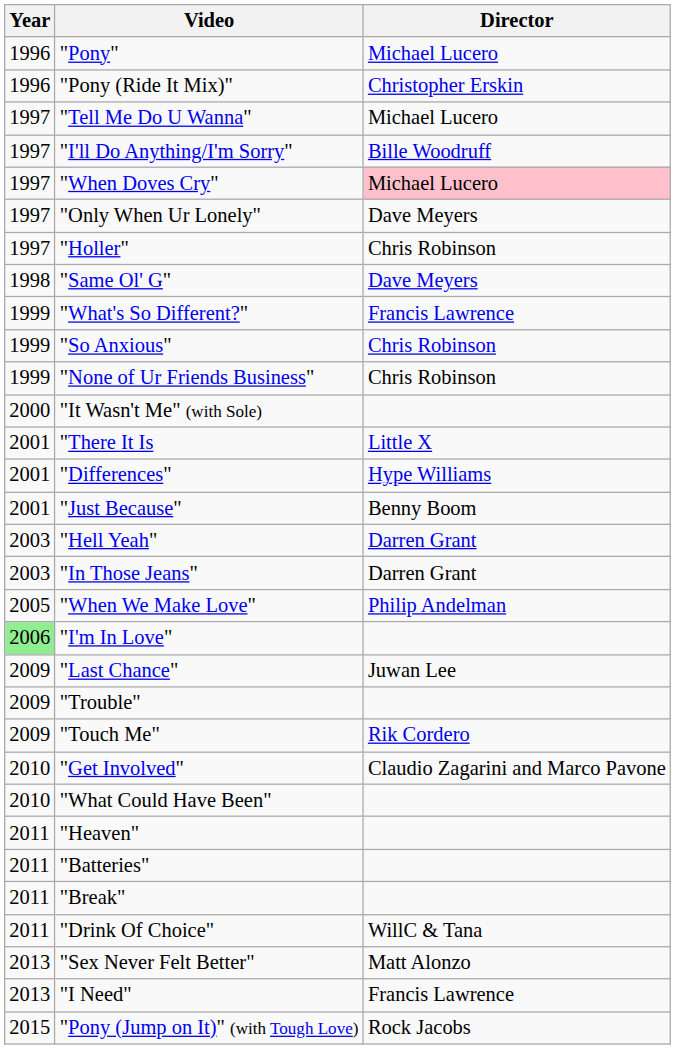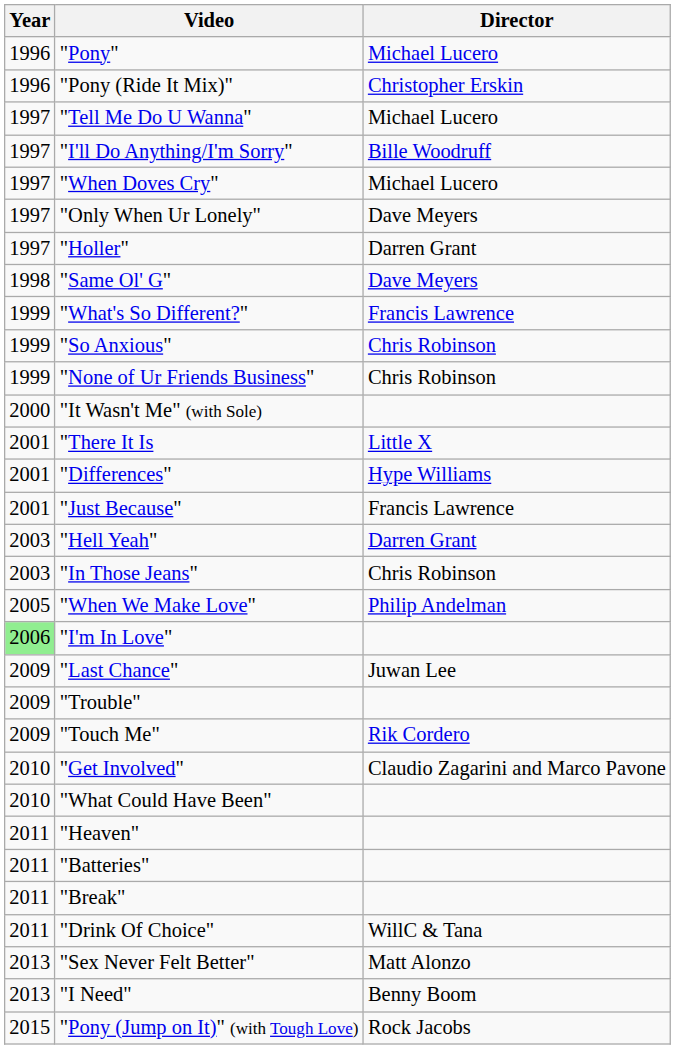(433, 183) pink background -> (433, 183) no background
(432, 248) Chris Robinson -> (422, 248) Darren Grant
(422, 507) Benny Boom -> (441, 507) Francis Lawrence
(422, 572) Darren Grant -> (432, 572) Chris Robinson
(441, 995) Francis Lawrence -> (422, 995) Benny Boom
